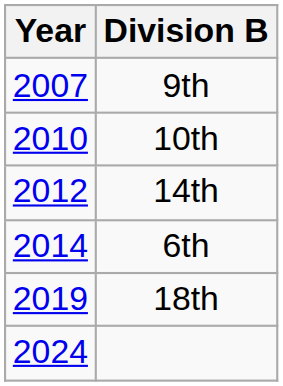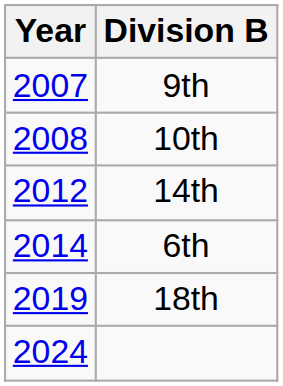(50, 138) 2010 -> (50, 138) 2008
